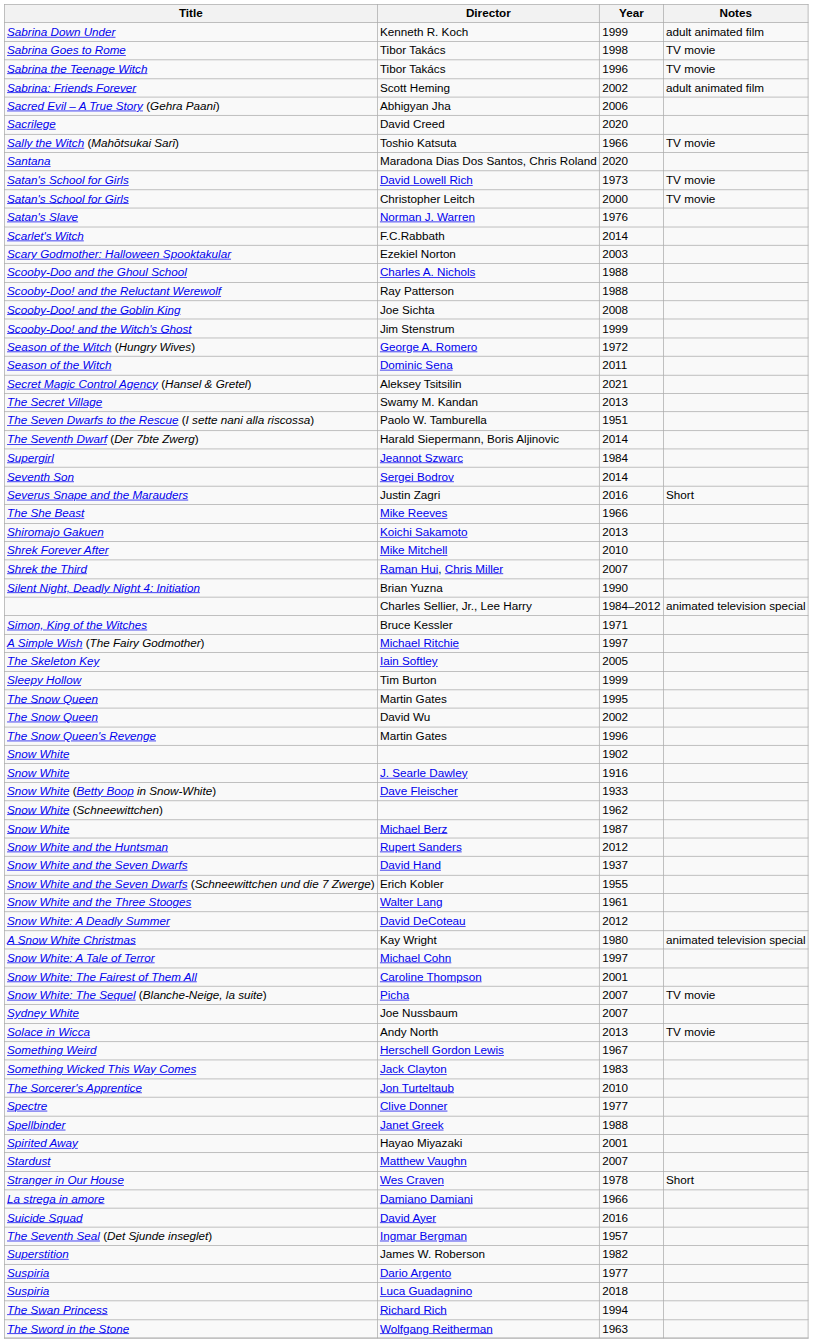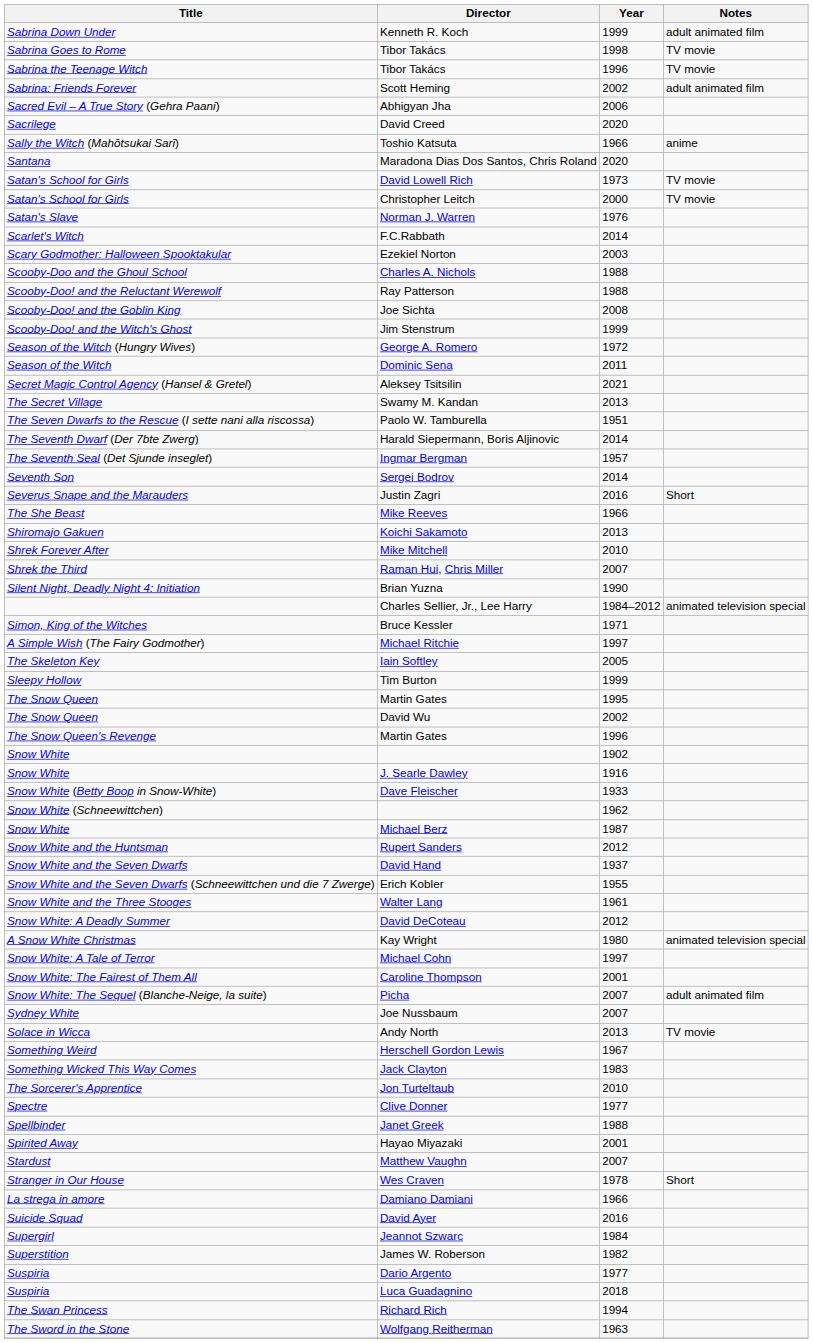(691, 143) TV movie -> (682, 143) anime
rows swapped: (110, 1236) <-> (30, 458)
(691, 995) TV movie -> (715, 995) adult animated film
